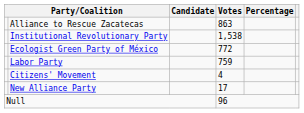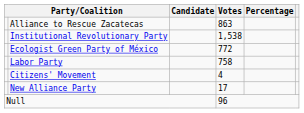(225, 62) 759 -> (225, 62) 758
